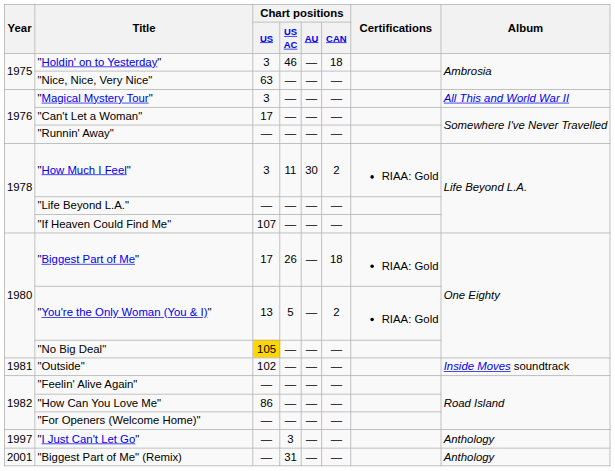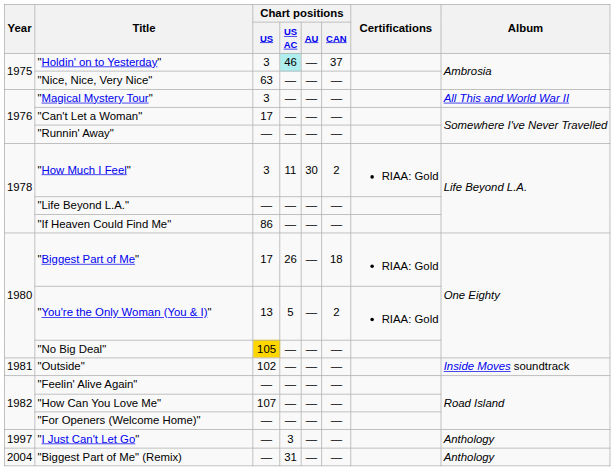(290, 62) no background -> (290, 62) paleturquoise background
(336, 62) 18 -> (336, 62) 37
(267, 223) 107 -> (267, 223) 86
(267, 403) 86 -> (267, 403) 107
(20, 457) 2001 -> (20, 457) 2004
